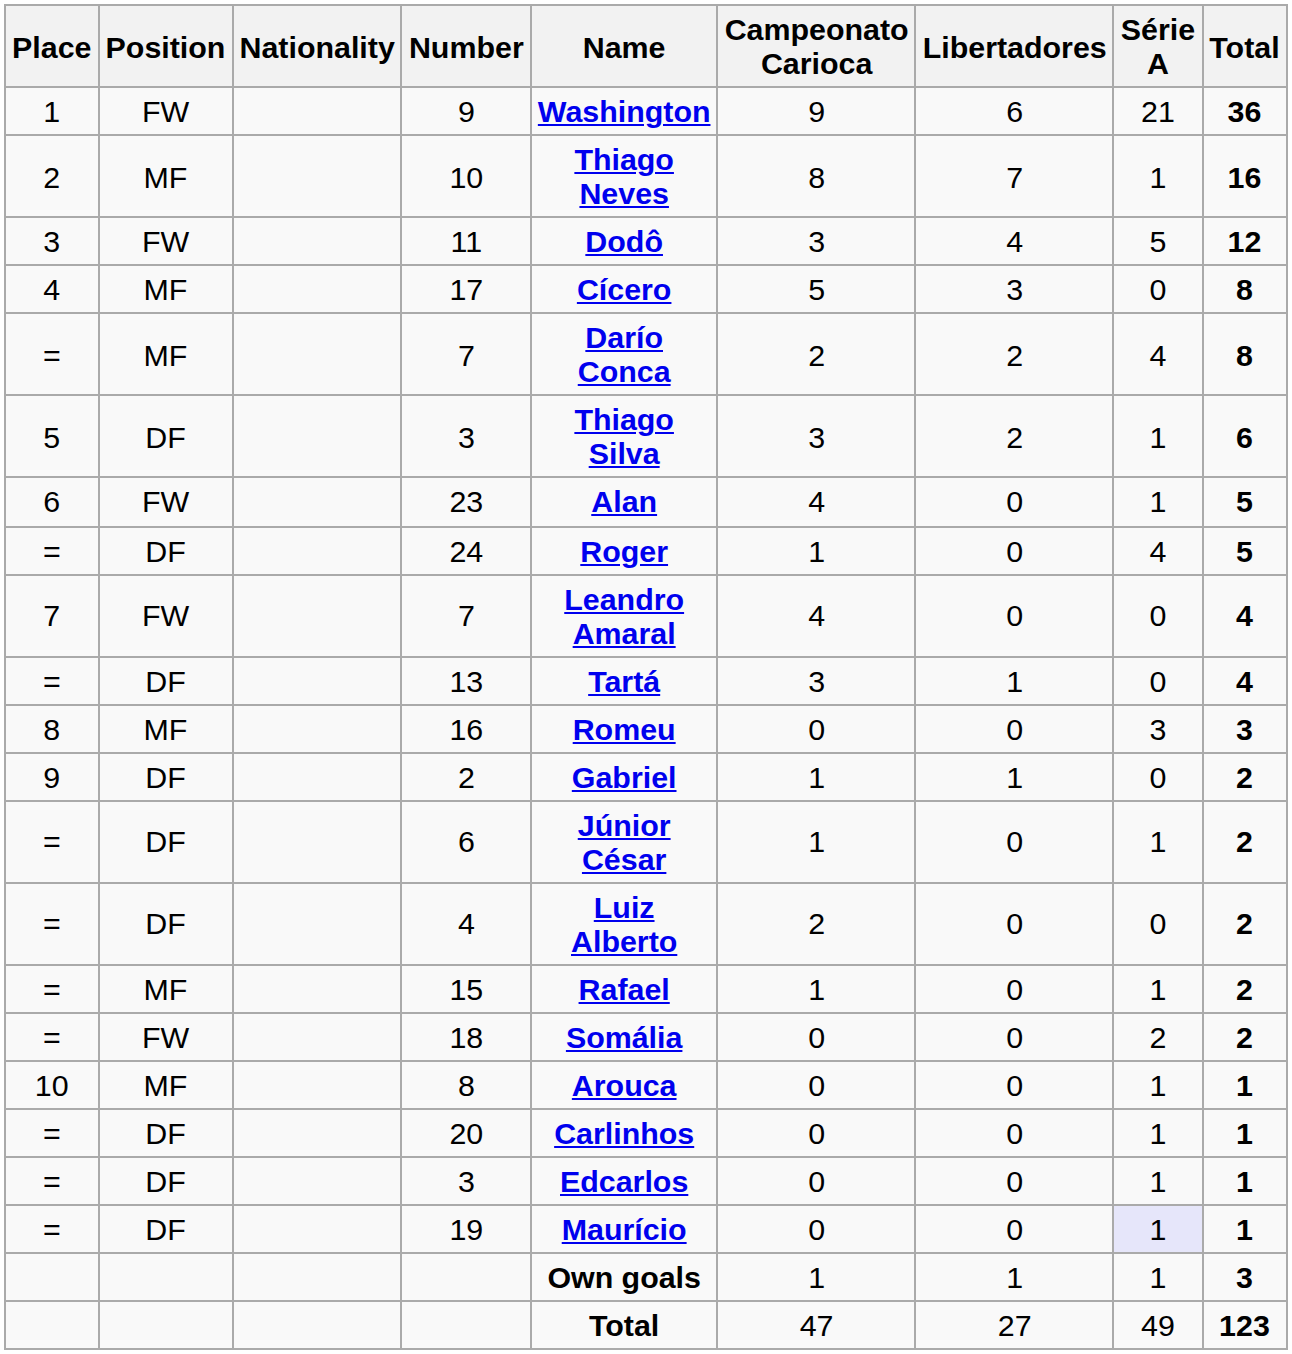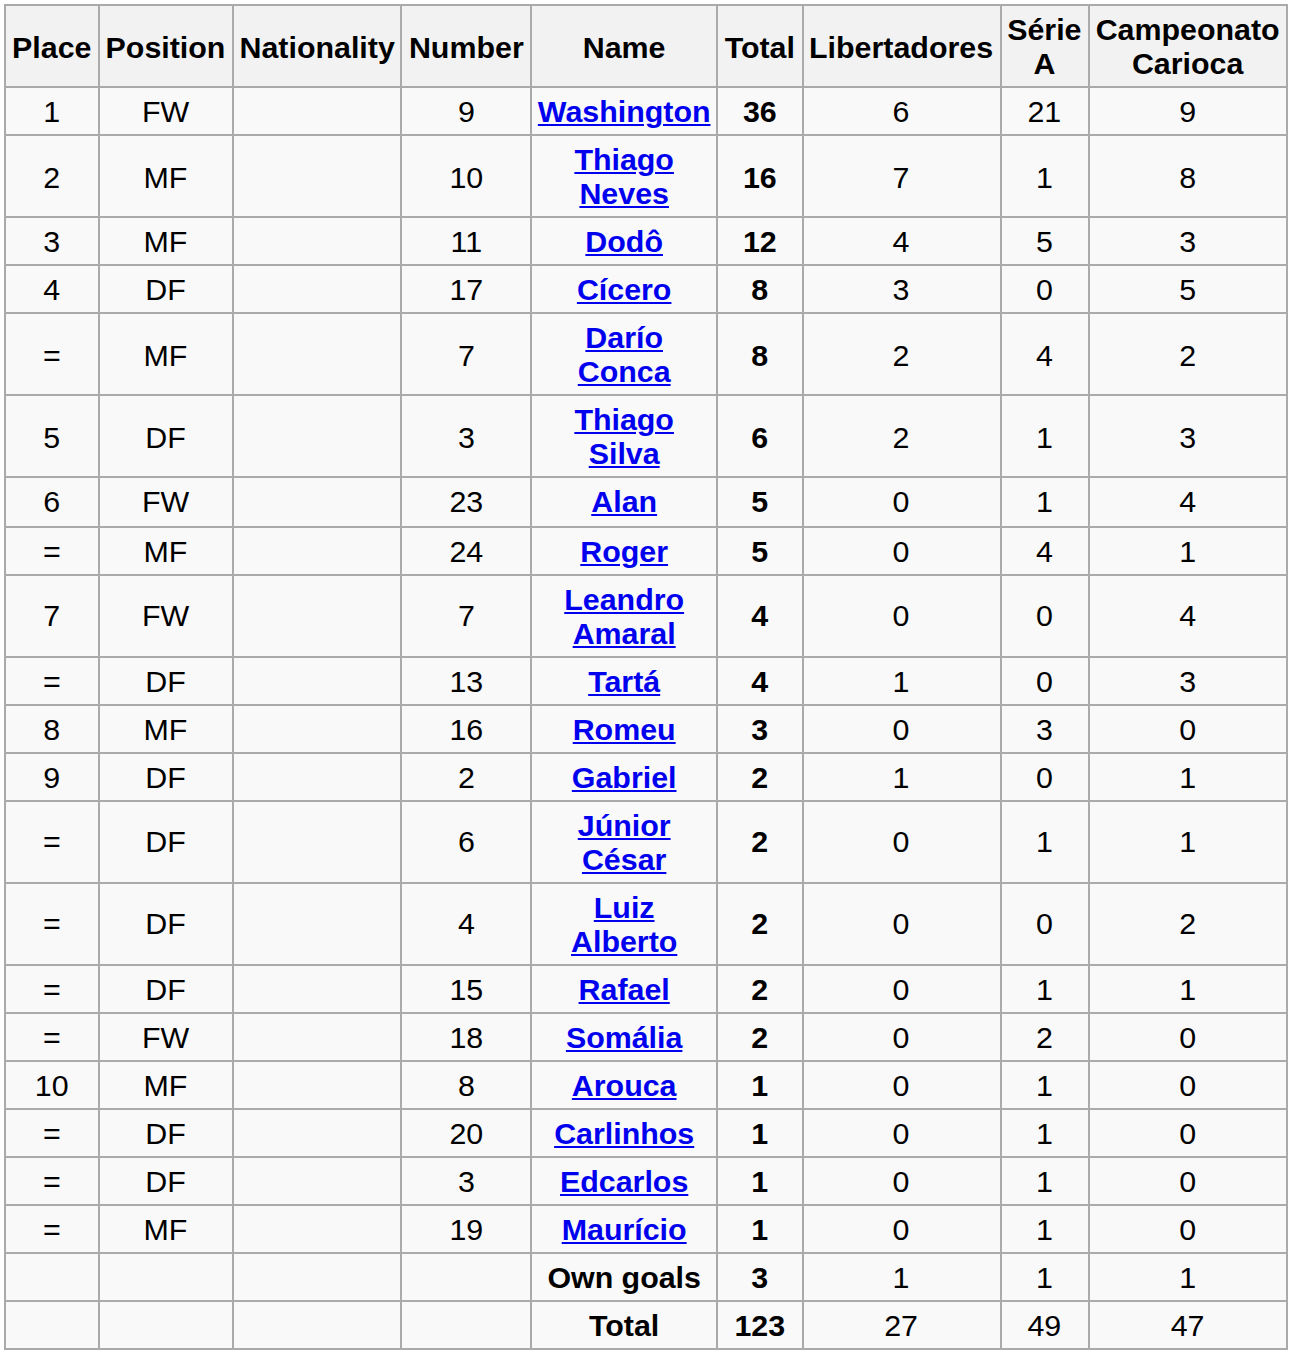columns swapped: (817, 46) <-> (1244, 46)
(166, 242) FW -> (166, 242) MF
(166, 290) MF -> (166, 290) DF
(166, 550) DF -> (166, 550) MF
(166, 989) MF -> (166, 989) DF
(166, 1230) DF -> (166, 1230) MF
(1158, 1230) lavender background -> (1044, 1230) no background
